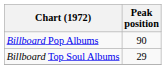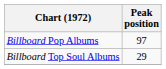(142, 40) 90 -> (142, 40) 97
